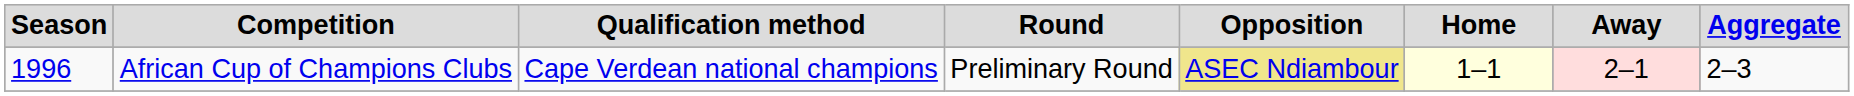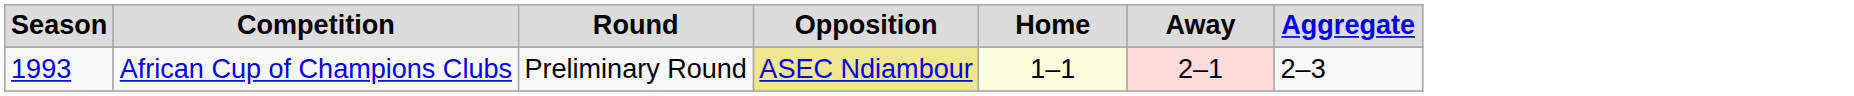- column: (731, 25)
(41, 68) 1996 -> (41, 68) 1993
